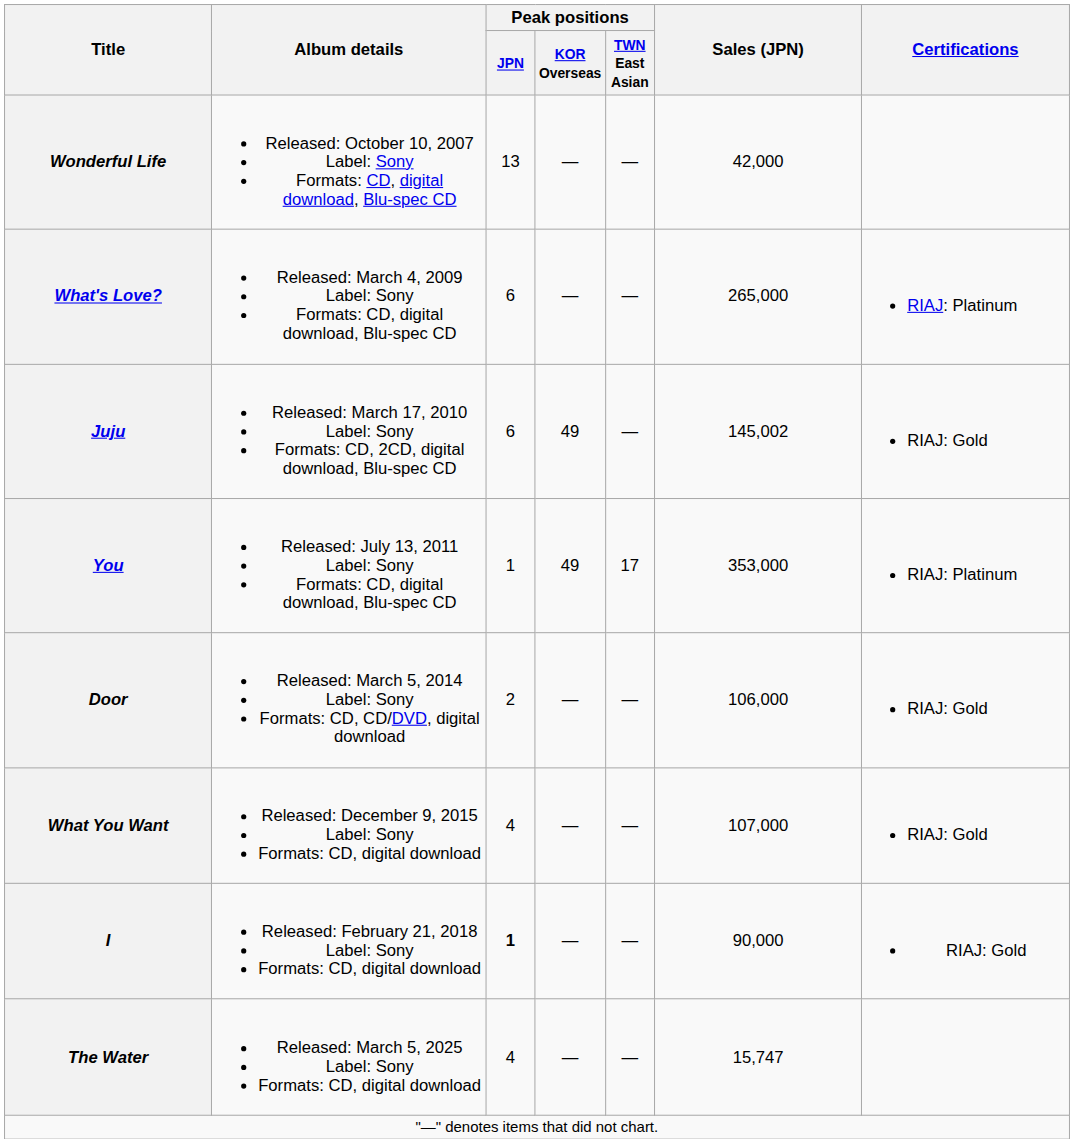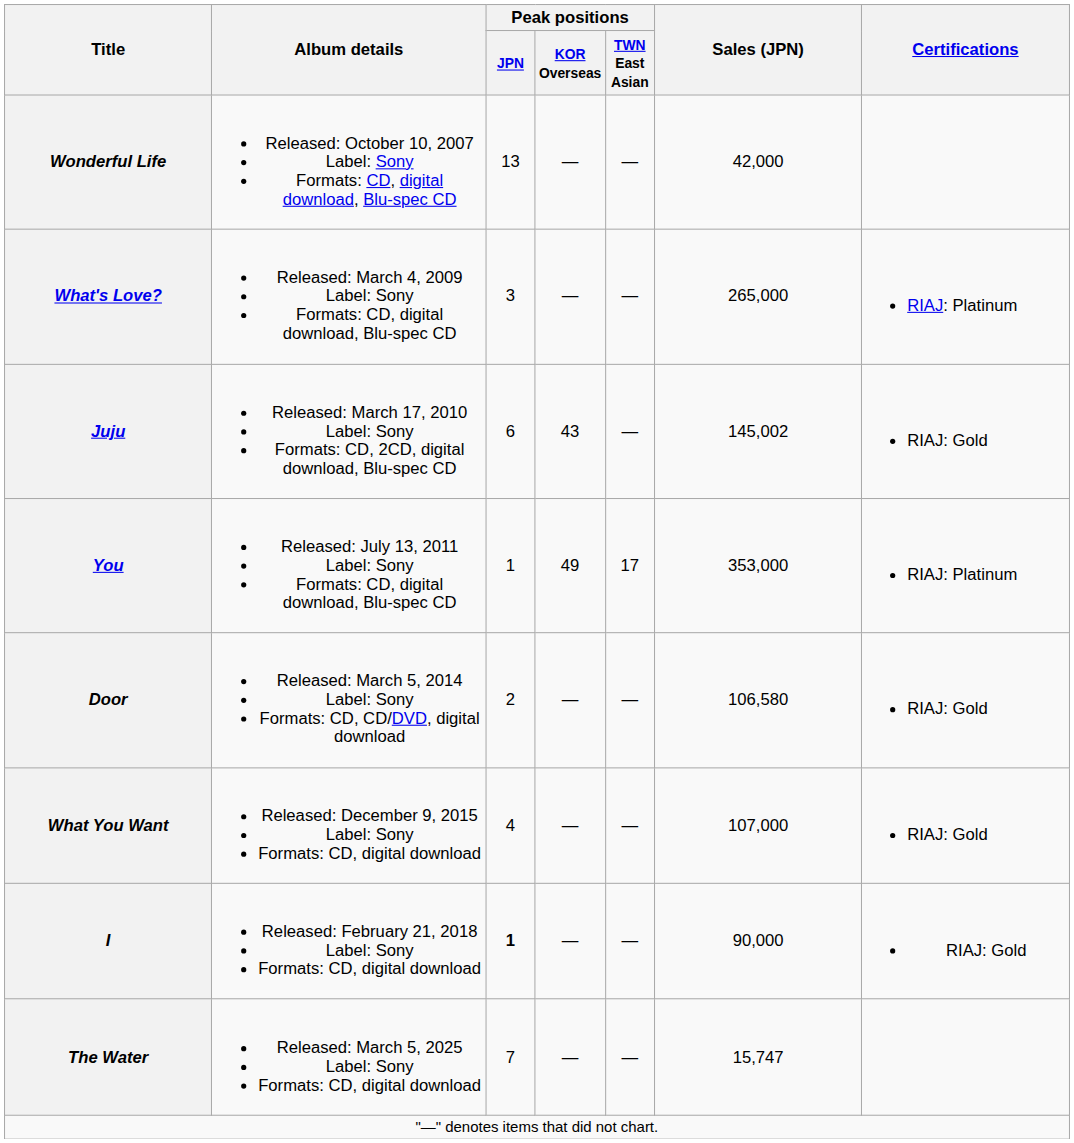(510, 296) 6 -> (510, 296) 3
(570, 431) 49 -> (570, 431) 43
(758, 700) 106,000 -> (758, 700) 106,580
(510, 1057) 4 -> (510, 1057) 7
